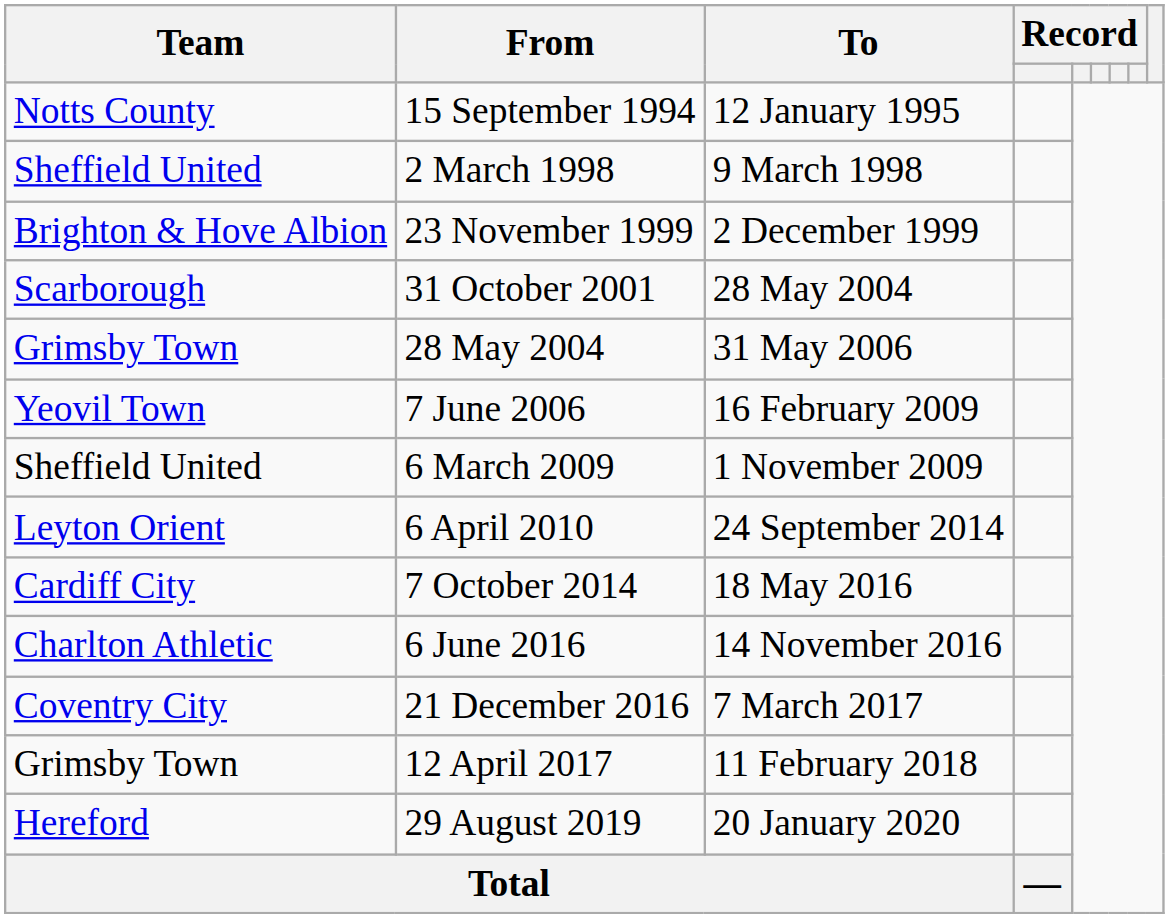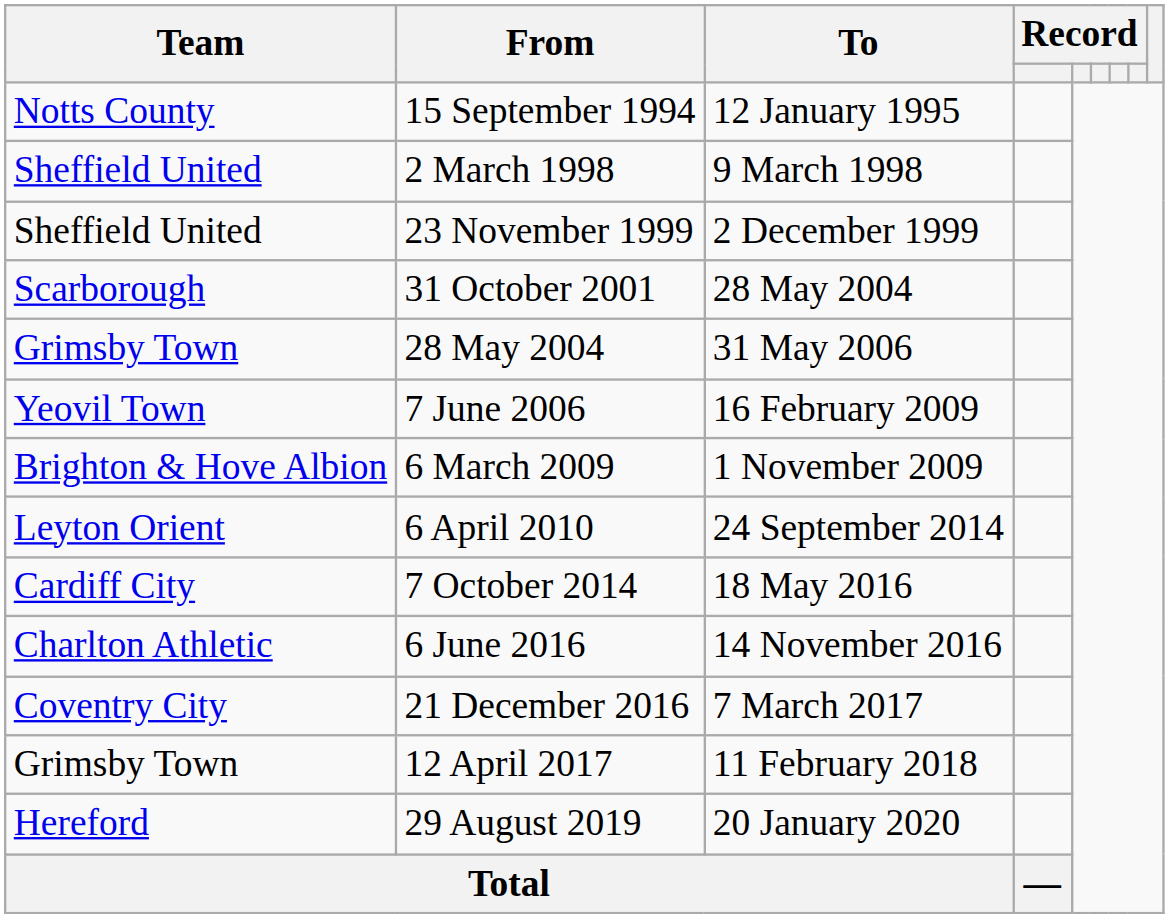(200, 229) Brighton & Hove Albion -> (138, 229) Sheffield United
(138, 467) Sheffield United -> (200, 467) Brighton & Hove Albion
